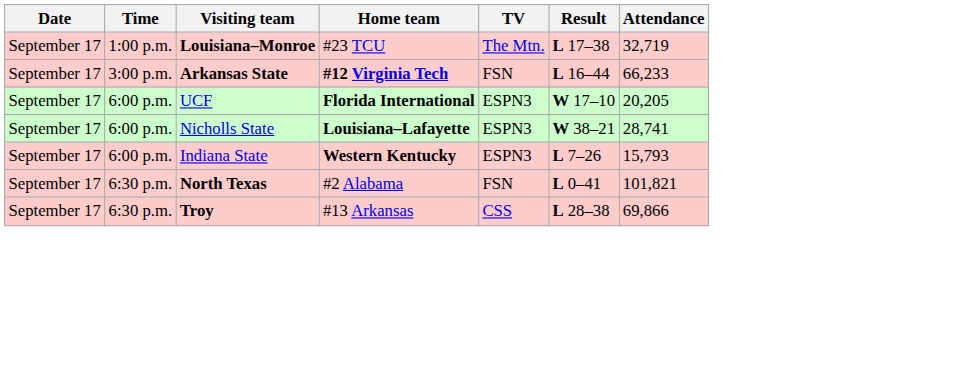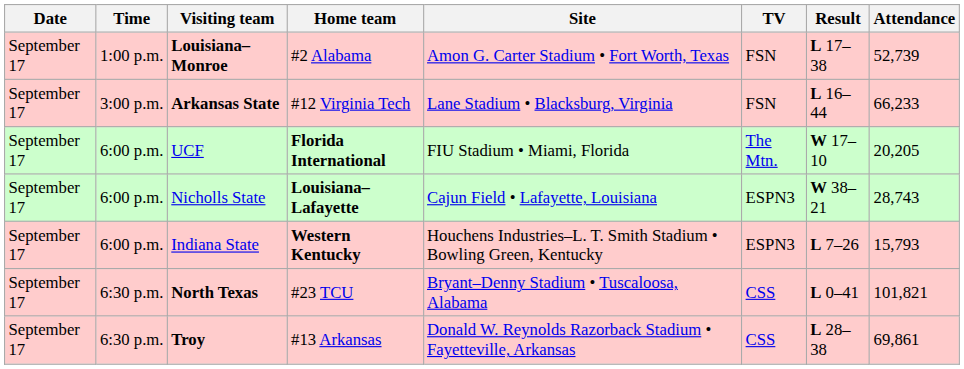+ column: (582, 18)
(354, 46) #23 TCU -> (331, 55) #2 Alabama
(514, 46) The Mtn. -> (761, 55) FSN
(646, 46) 32,719 -> (897, 55) 52,739
(386, 73) bold -> (351, 103) normal
(507, 101) ESPN3 -> (762, 150) The Mtn.
(646, 128) 28,741 -> (897, 198) 28,743
(363, 183) #2 Alabama -> (322, 292) #23 TCU
(498, 183) FSN -> (760, 292) CSS
(646, 211) 69,866 -> (897, 340) 69,861
